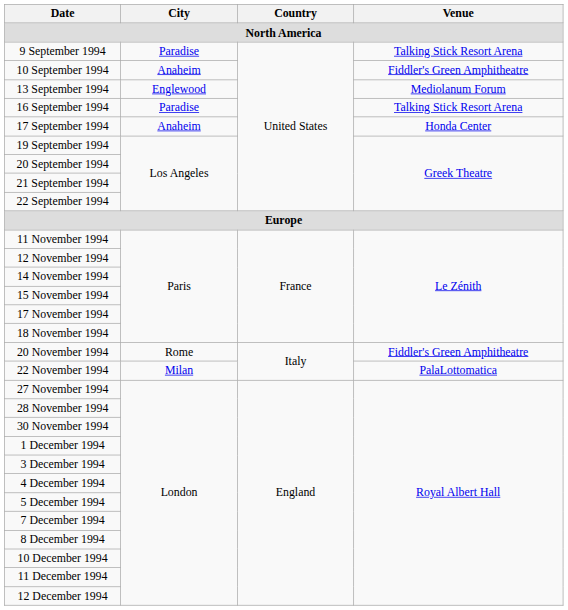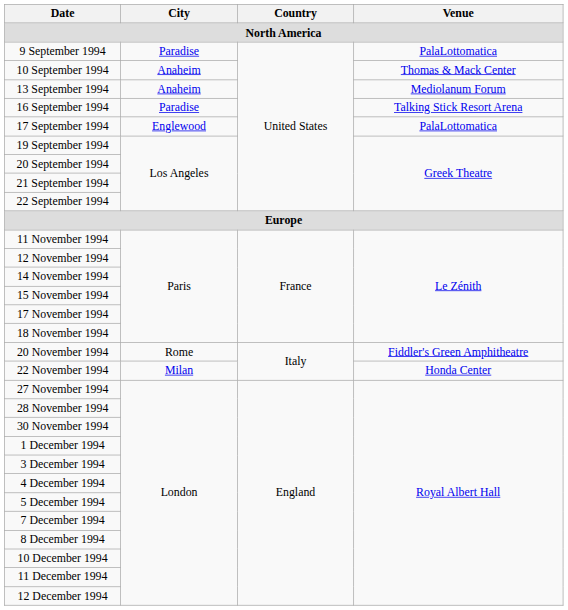(458, 51) Talking Stick Resort Arena -> (458, 51) PalaLottomatica
(458, 70) Fiddler's Green Amphitheatre -> (458, 70) Thomas & Mack Center
(179, 88) Englewood -> (179, 88) Anaheim
(179, 126) Anaheim -> (179, 126) Englewood
(458, 126) Honda Center -> (458, 126) PalaLottomatica
(458, 370) PalaLottomatica -> (458, 370) Honda Center
